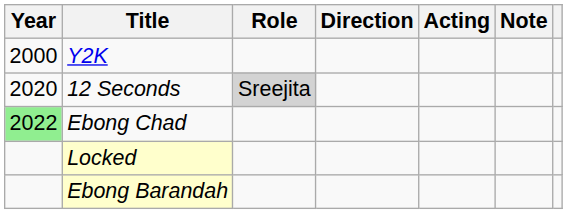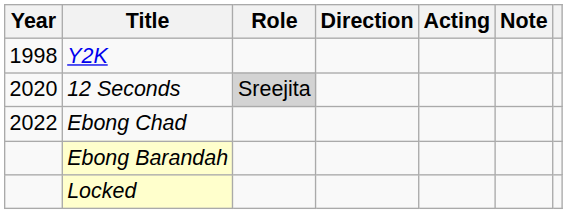(33, 55) 2000 -> (33, 55) 1998
(33, 123) lightgreen background -> (33, 123) no background
rows swapped: (102, 157) <-> (148, 191)
